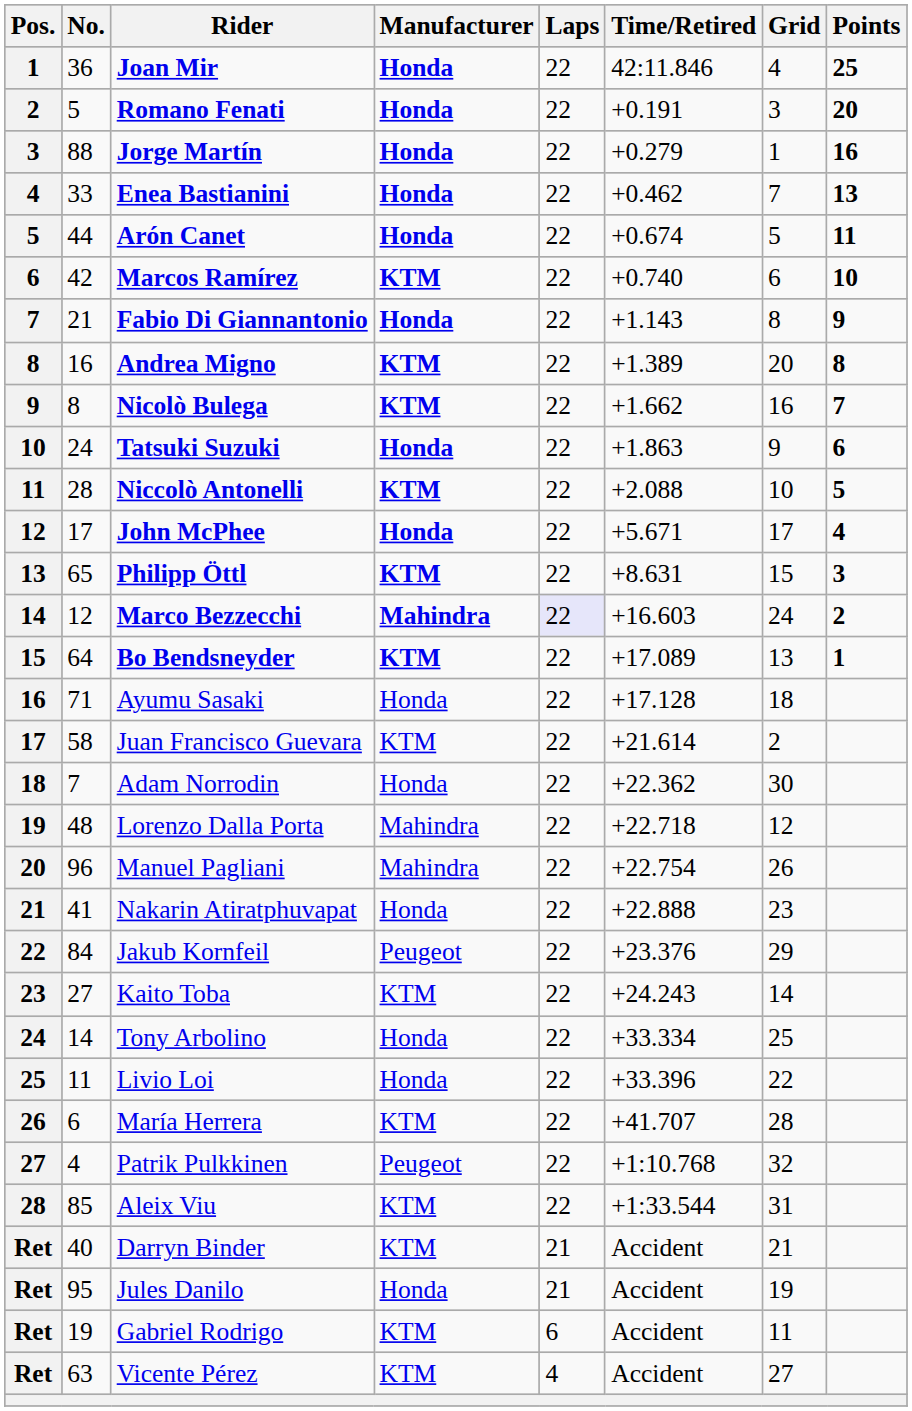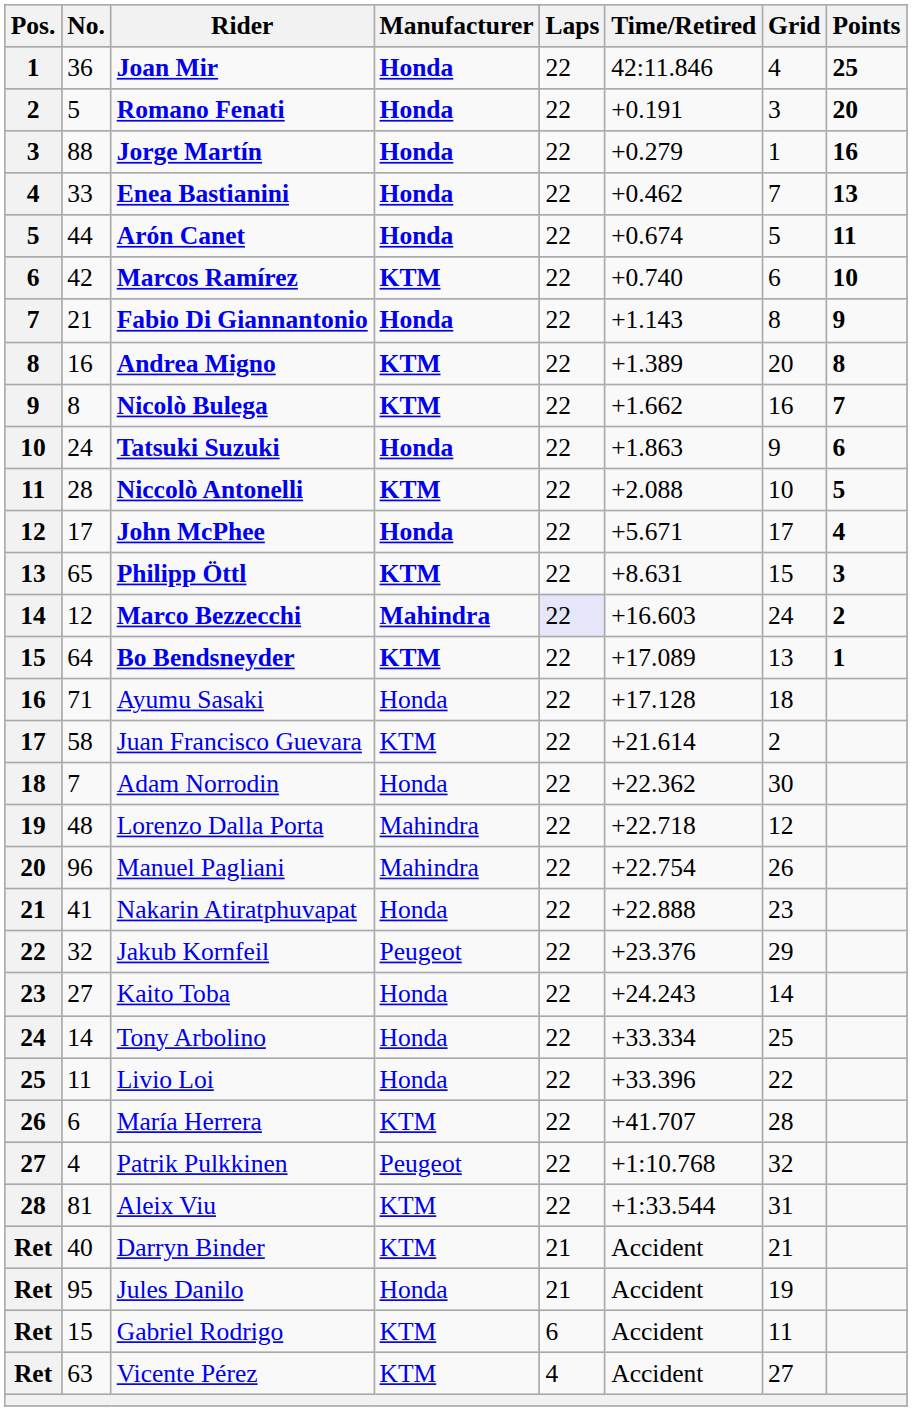(80, 952) 84 -> (80, 952) 32
(408, 994) KTM -> (414, 994) Honda
(80, 1204) 85 -> (80, 1204) 81
(80, 1330) 19 -> (80, 1330) 15
